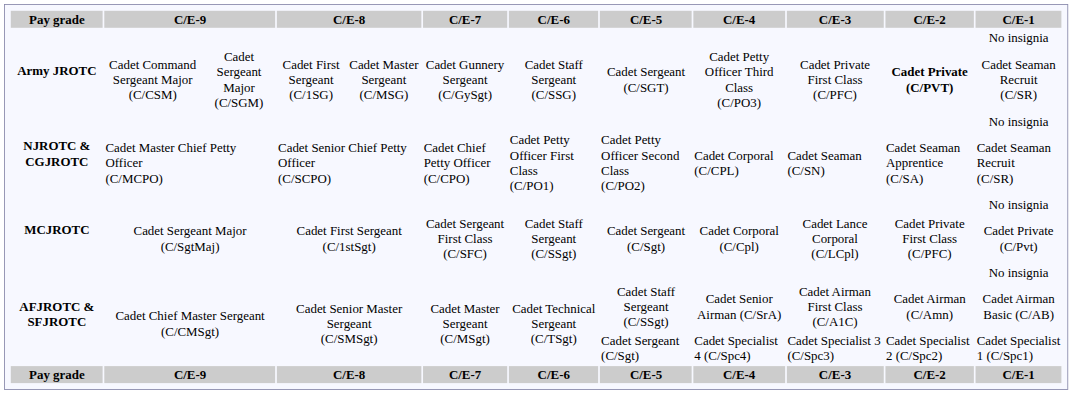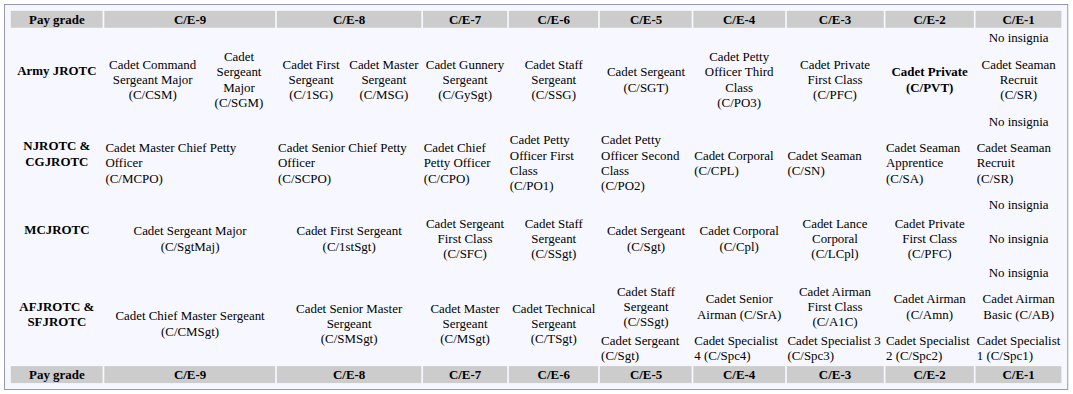(1019, 238) Cadet Private (C/Pvt) -> (1019, 238) No insignia
